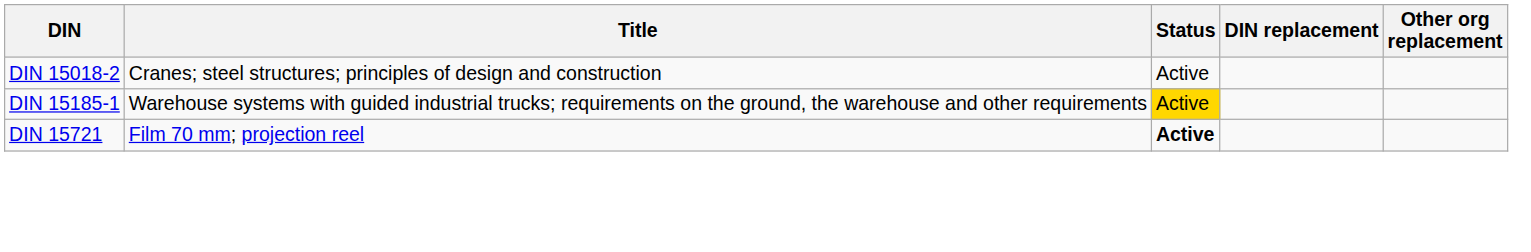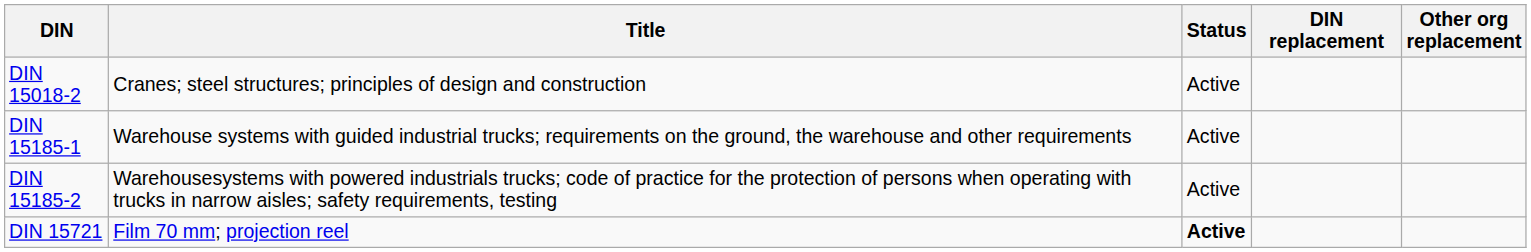(1182, 103) gold background -> (1213, 136) no background
+ row: (45, 189)
